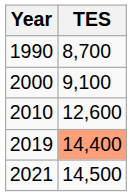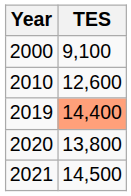- row: (31, 51)
+ row: (31, 144)
